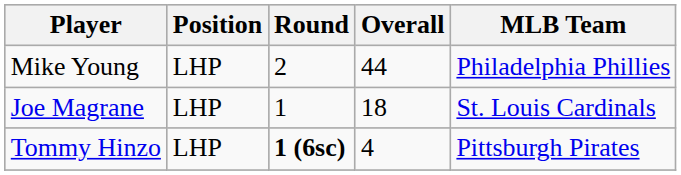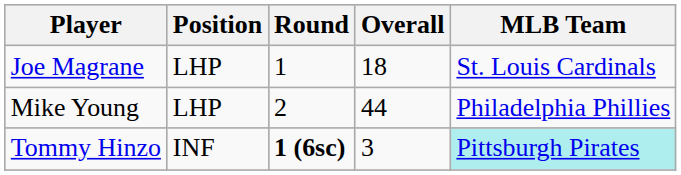rows swapped: (77, 107) <-> (75, 66)
(197, 148) LHP -> (194, 148) INF
(367, 148) 4 -> (367, 148) 3
(548, 148) no background -> (548, 148) paleturquoise background
